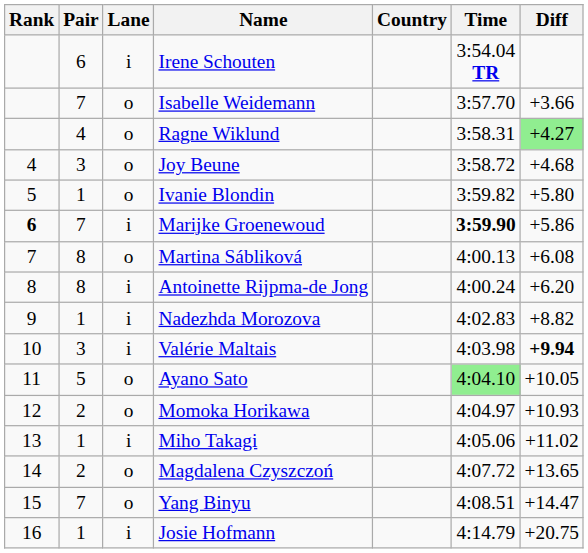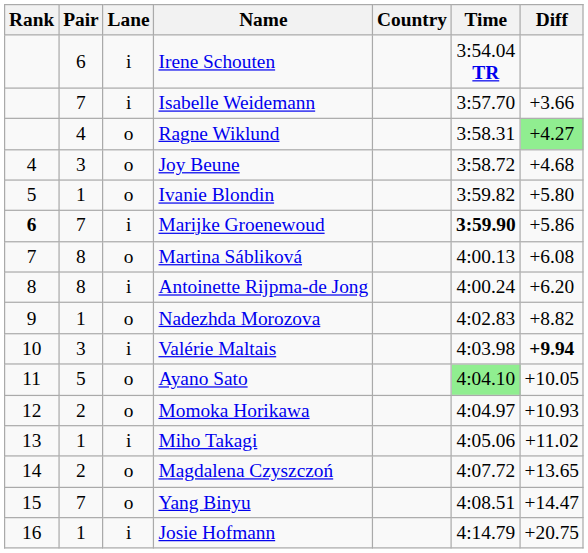(129, 103) o -> (129, 103) i
(129, 317) i -> (129, 317) o
